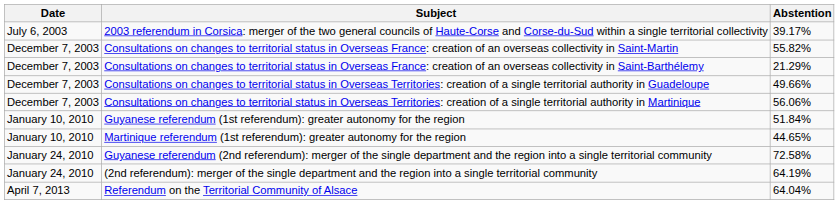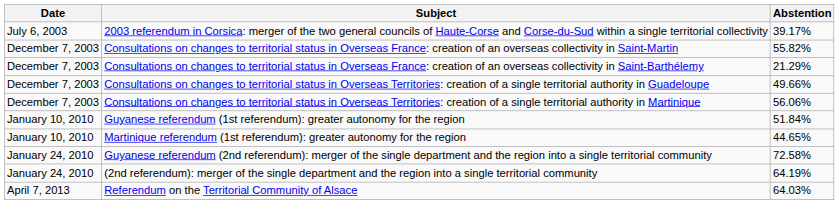(792, 191) 64.04% -> (792, 191) 64.03%
